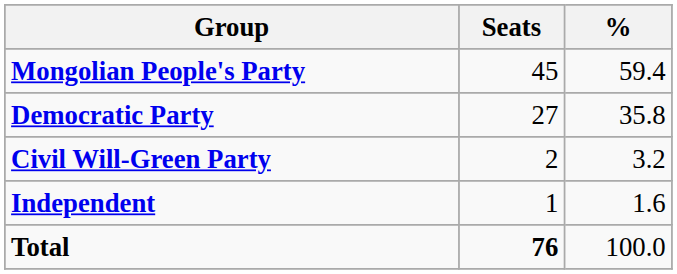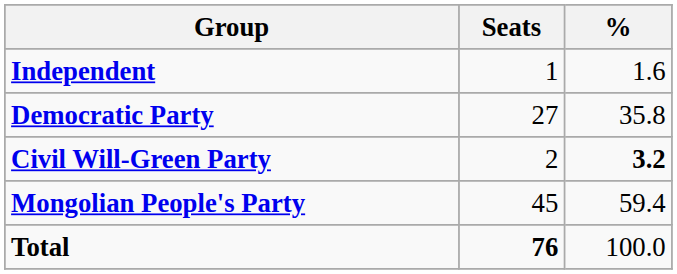rows swapped: (158, 70) <-> (83, 203)
(649, 159) normal -> (649, 159) bold
